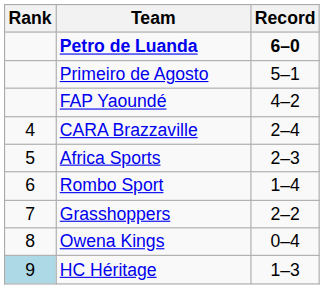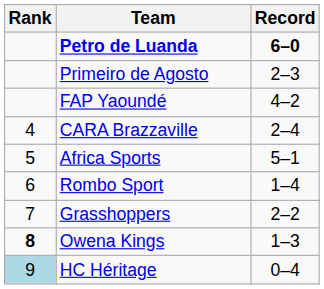(285, 74) 5–1 -> (285, 74) 2–3
(285, 158) 2–3 -> (285, 158) 5–1
(30, 241) normal -> (30, 241) bold
(285, 241) 0–4 -> (285, 241) 1–3
(285, 269) 1–3 -> (285, 269) 0–4
